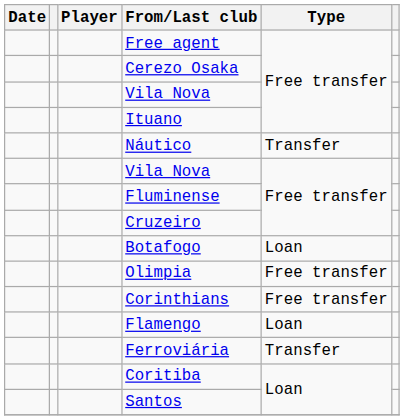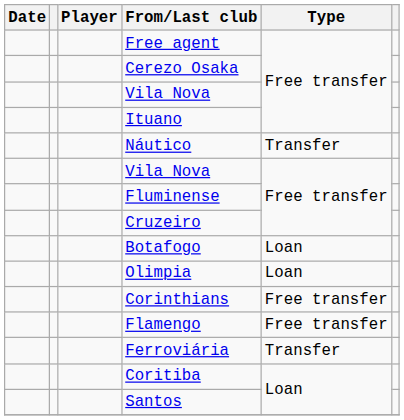(326, 274) Free transfer -> (284, 274) Loan
(284, 325) Loan -> (326, 325) Free transfer
